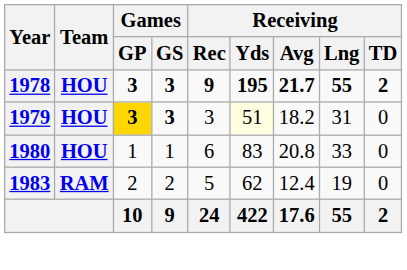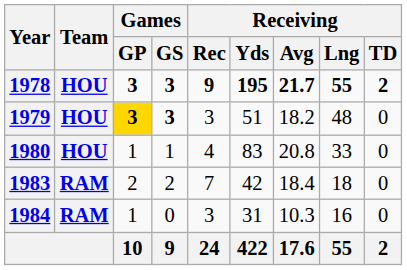(252, 118) lightyellow background -> (252, 118) no background
(342, 118) 31 -> (342, 118) 48
(209, 150) 6 -> (209, 150) 4
(209, 183) 5 -> (209, 183) 7
(252, 183) 62 -> (252, 183) 42
(297, 183) 12.4 -> (297, 183) 18.4
(342, 183) 19 -> (342, 183) 18
+ row: (30, 215)
